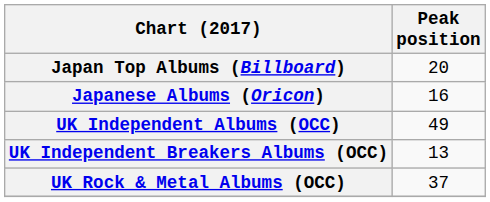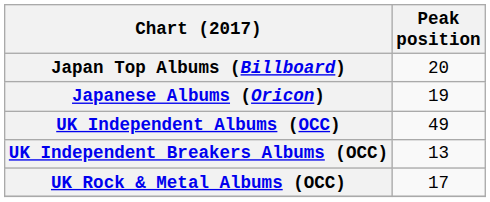(438, 96) 16 -> (438, 96) 19
(438, 182) 37 -> (438, 182) 17
